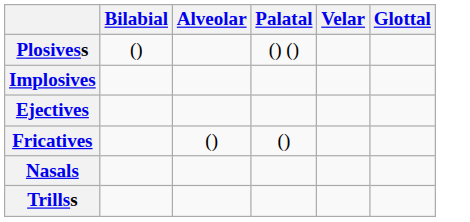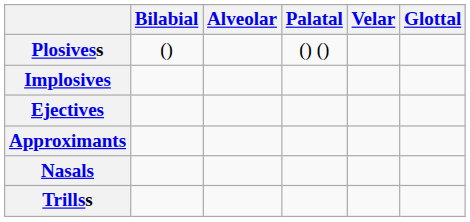- row: (52, 140)
+ row: (68, 140)
